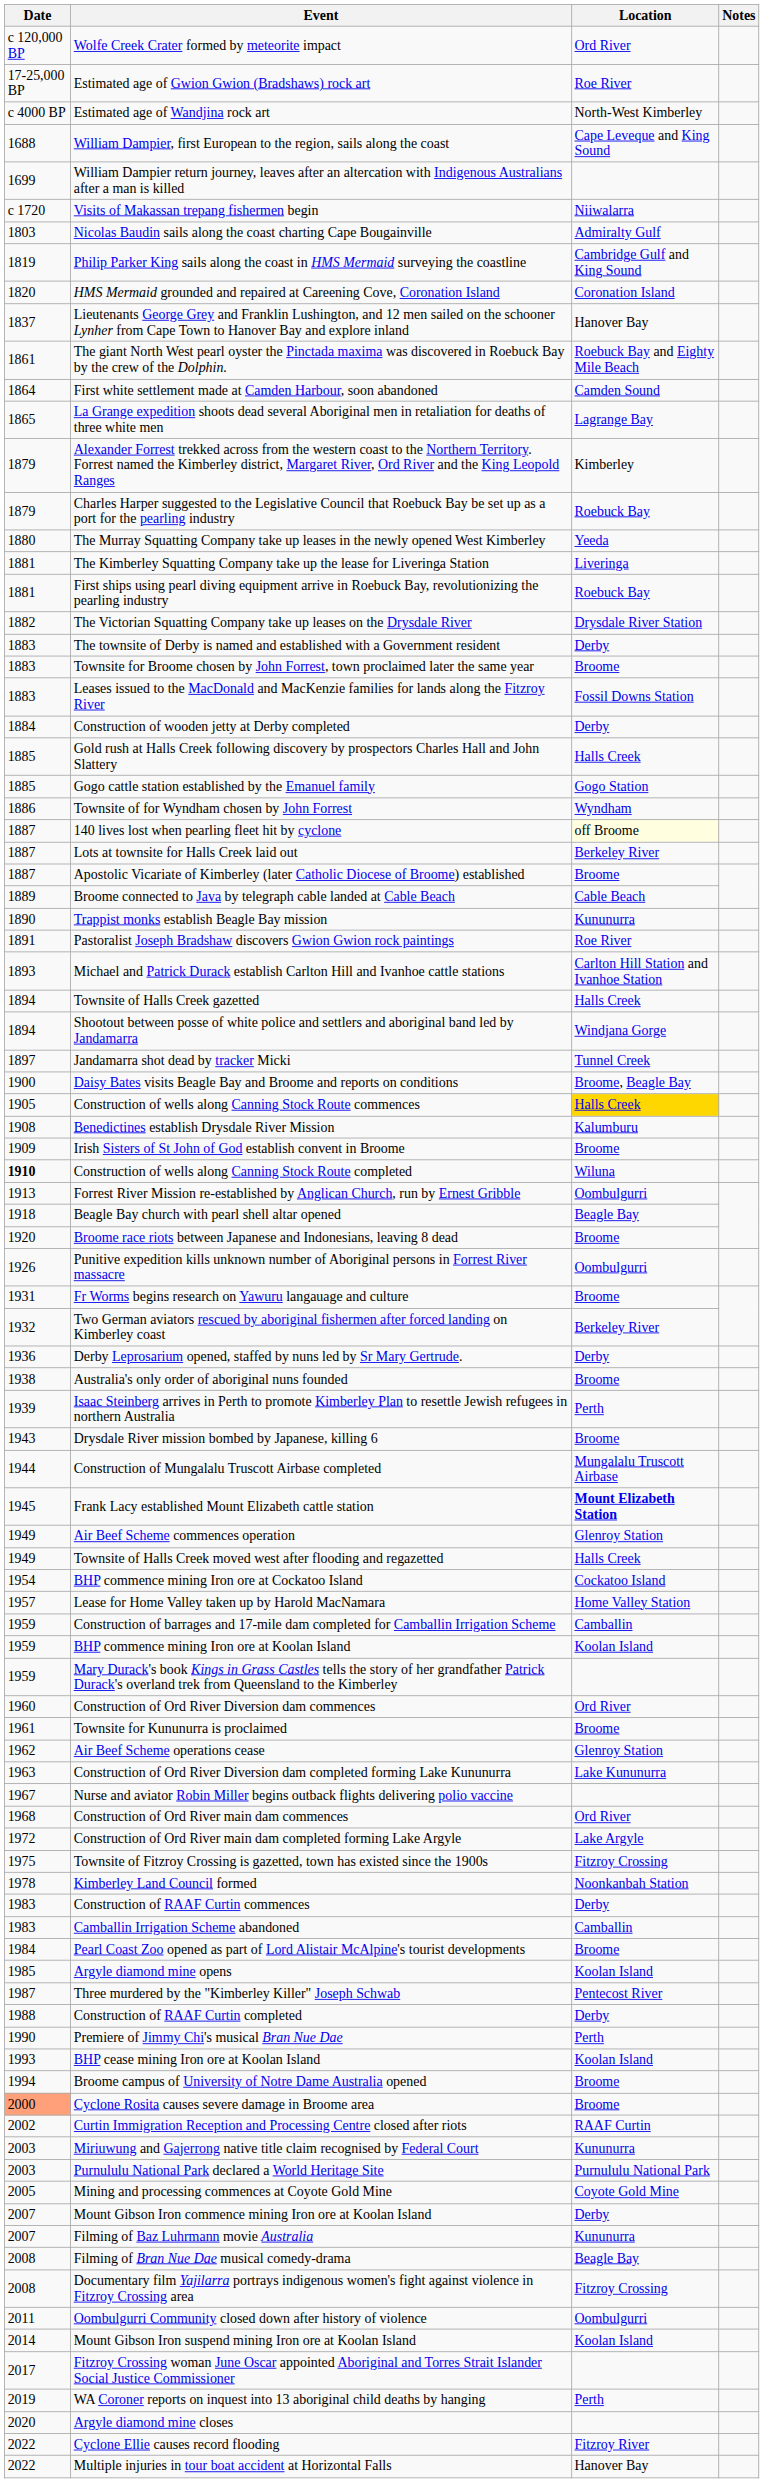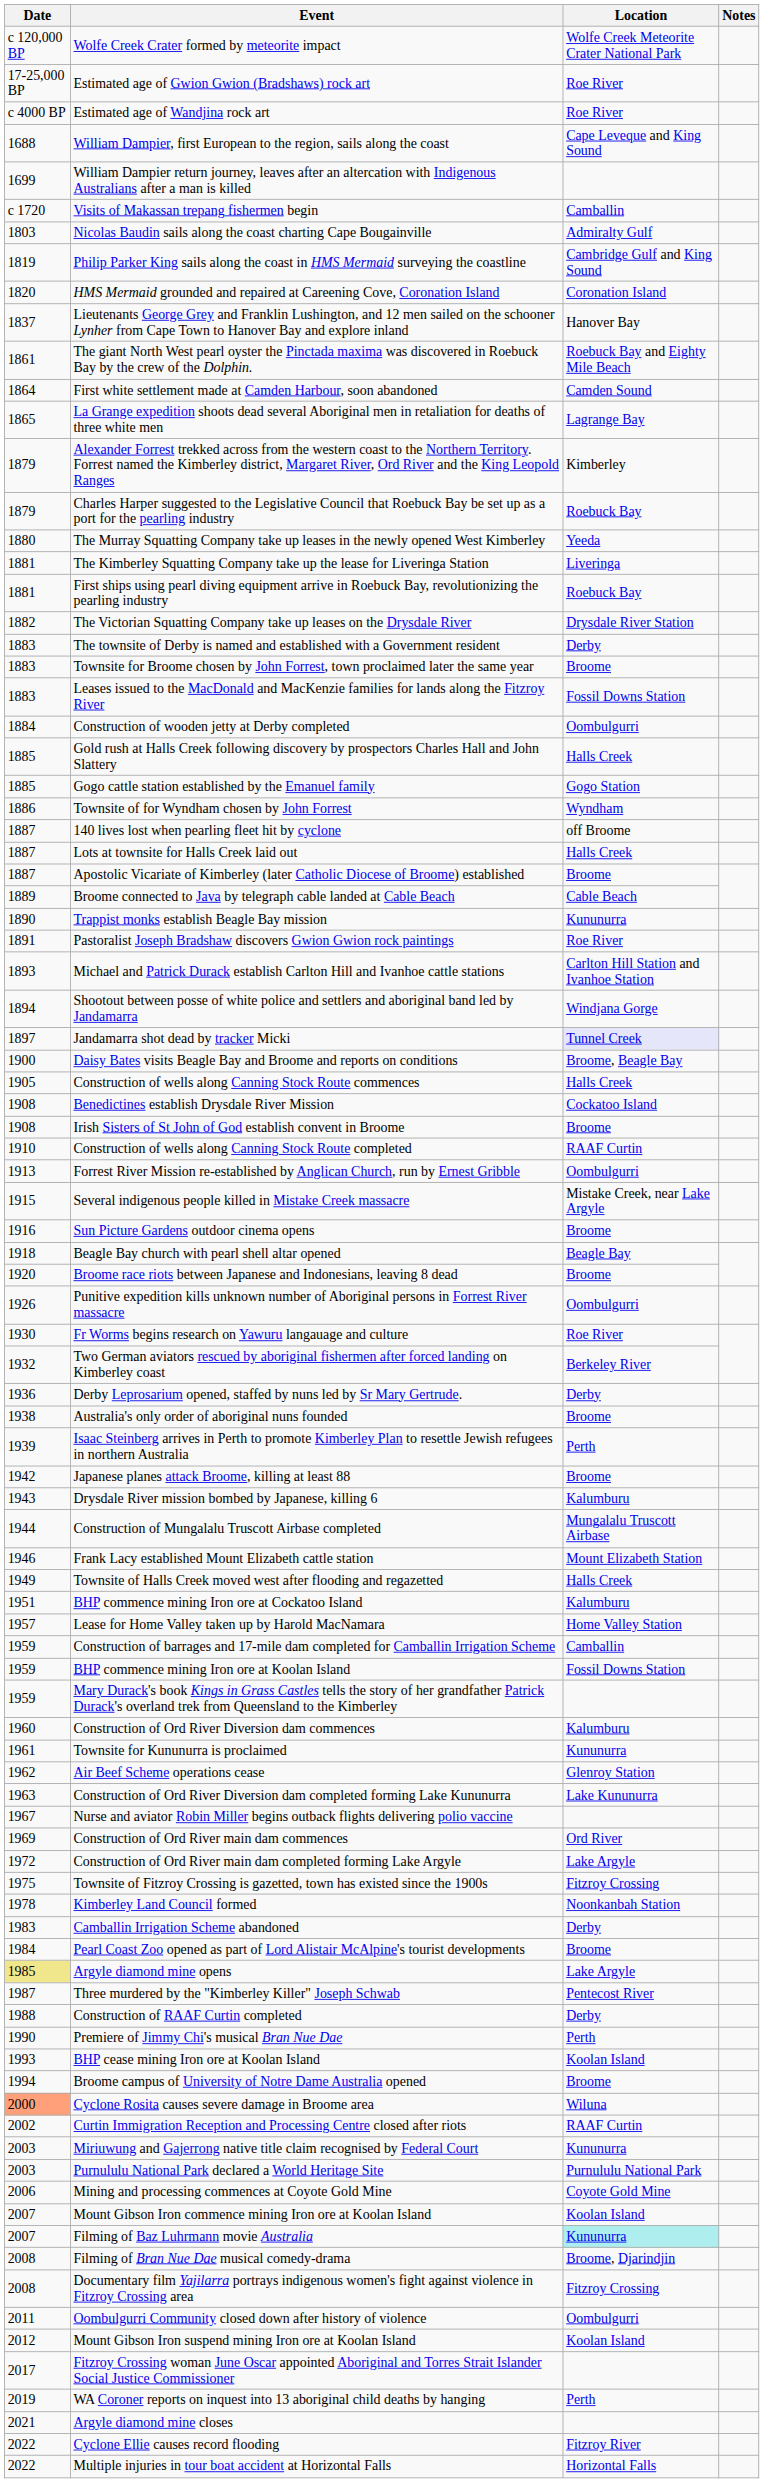(603, 45) Ord River -> (630, 45) Wolfe Creek Meteorite Crater National Park
(638, 113) North-West Kimberley -> (595, 113) Roe River
(604, 210) Niiwalarra -> (595, 210) Camballin
(592, 726) Derby -> (602, 726) Oombulgurri
(607, 830) lightyellow background -> (598, 830) no background
(617, 852) Berkeley River -> (599, 852) Halls Creek
- row: (166, 1001)
(612, 1060) no background -> (604, 1038) lavender background
(608, 1104) gold background -> (599, 1082) no background
(606, 1127) Kalumburu -> (612, 1104) Cockatoo Island
(22, 1149) 1909 -> (22, 1127) 1908
(22, 1171) bold -> (22, 1149) normal
(595, 1171) Wiluna -> (604, 1149) RAAF Curtin
+ row: (241, 1201)
+ row: (194, 1231)
(22, 1297) 1931 -> (22, 1335) 1930
(597, 1297) Broome -> (595, 1335) Roe River
+ row: (212, 1476)
(597, 1438) Broome -> (598, 1498) Kalumburu
(22, 1506) 1945 -> (22, 1558) 1946
(625, 1506) bold -> (634, 1558) normal
- row: (184, 1536)
(22, 1580) 1954 -> (22, 1602) 1951
(620, 1580) Cockatoo Island -> (598, 1602) Kalumburu
(614, 1646) Koolan Island -> (626, 1668) Fossil Downs Station
(603, 1706) Ord River -> (598, 1728) Kalumburu
(597, 1728) Broome -> (596, 1750) Kununurra
(22, 1817) 1968 -> (22, 1839) 1969
- row: (192, 1905)
(604, 1927) Camballin -> (584, 1927) Derby
(22, 1971) no background -> (22, 1971) khaki background
(614, 1971) Koolan Island -> (601, 1971) Lake Argyle
(597, 2104) Broome -> (586, 2104) Wiluna
(22, 2192) 2005 -> (22, 2192) 2006
(592, 2214) Derby -> (605, 2214) Koolan Island
(605, 2236) no background -> (596, 2236) paleturquoise background
(607, 2258) Beagle Bay -> (621, 2258) Broome, Djarindjin
(22, 2340) 2014 -> (22, 2340) 2012
(22, 2422) 2020 -> (22, 2422) 2021
(611, 2466) Hanover Bay -> (611, 2466) Horizontal Falls
